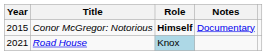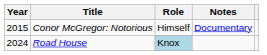(175, 27) bold -> (173, 27) normal
(17, 43) 2021 -> (17, 43) 2024
